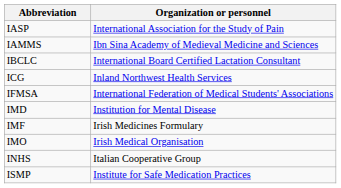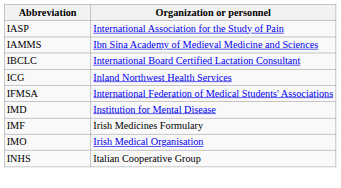- row: (19, 175)
